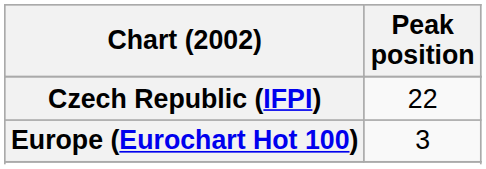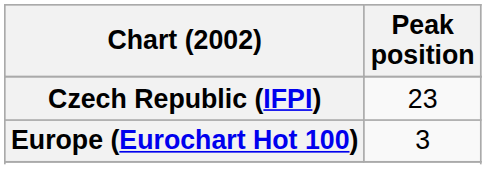(423, 98) 22 -> (423, 98) 23
